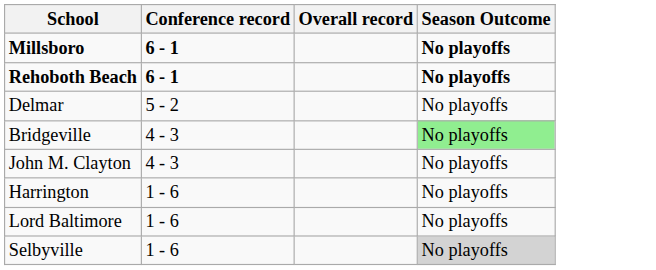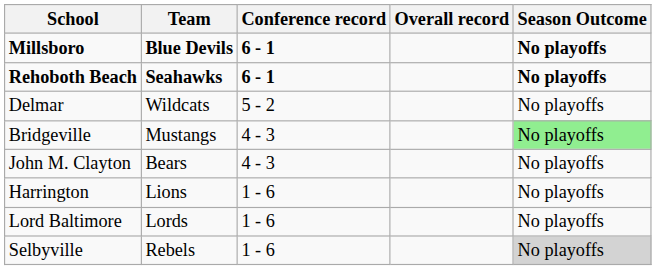+ column: (189, 18)
